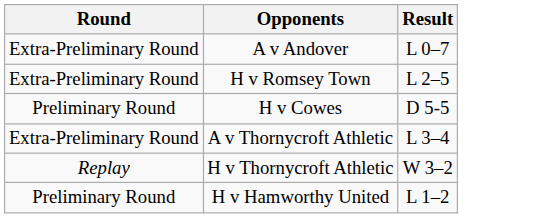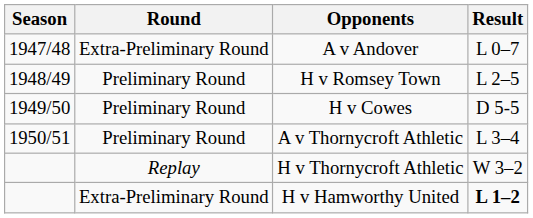+ column: (40, 19)
(104, 78) Extra-Preliminary Round -> (174, 78) Preliminary Round
(104, 138) Extra-Preliminary Round -> (174, 138) Preliminary Round
(104, 197) Preliminary Round -> (174, 197) Extra-Preliminary Round
(428, 197) normal -> (498, 197) bold
